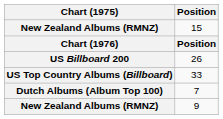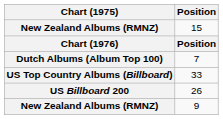rows swapped: (197, 91) <-> (197, 59)
